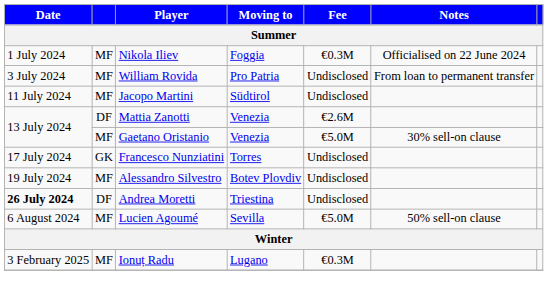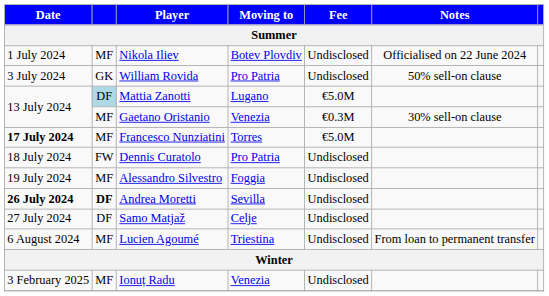(247, 55) Foggia -> (266, 55) Botev Plovdiv
(338, 55) €0.3M -> (338, 55) Undisclosed
(104, 76) MF -> (104, 76) GK
(454, 76) From loan to permanent transfer -> (455, 76) 50% sell-on clause
- row: (156, 96)
(104, 117) no background -> (104, 96) lightblue background
(250, 117) Venezia -> (250, 96) Lugano
(338, 117) €2.6M -> (338, 96) €5.0M
(338, 137) €5.0M -> (338, 117) €0.3M
(39, 158) normal -> (40, 137) bold
(104, 158) GK -> (104, 137) MF
(338, 158) Undisclosed -> (338, 137) €5.0M
+ row: (160, 158)
(266, 178) Botev Plovdiv -> (248, 178) Foggia
(104, 198) normal -> (104, 198) bold
(252, 198) Triestina -> (248, 198) Sevilla
+ row: (152, 219)
(247, 219) Sevilla -> (252, 239) Triestina
(338, 219) €5.0M -> (338, 239) Undisclosed
(454, 219) 50% sell-on clause -> (455, 239) From loan to permanent transfer
(249, 260) Lugano -> (250, 280) Venezia
(338, 260) €0.3M -> (338, 280) Undisclosed
